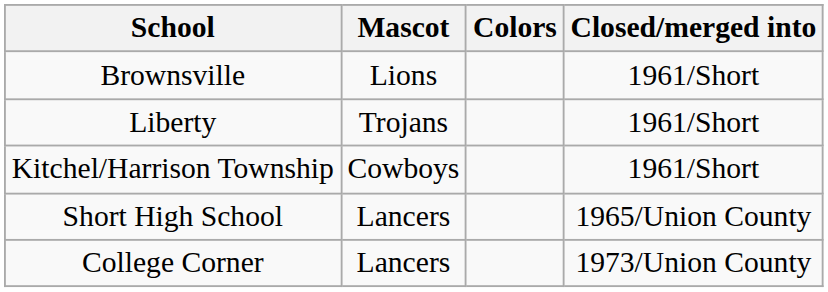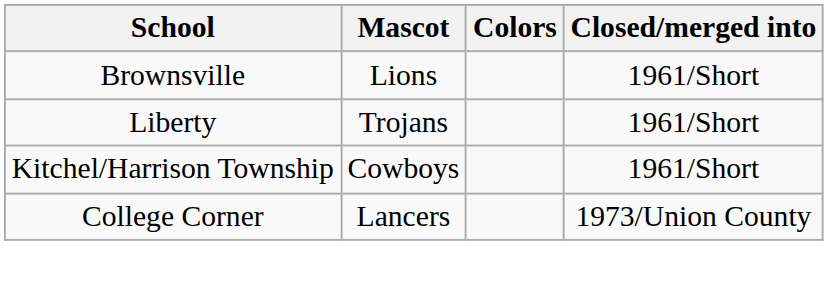- row: (173, 215)
